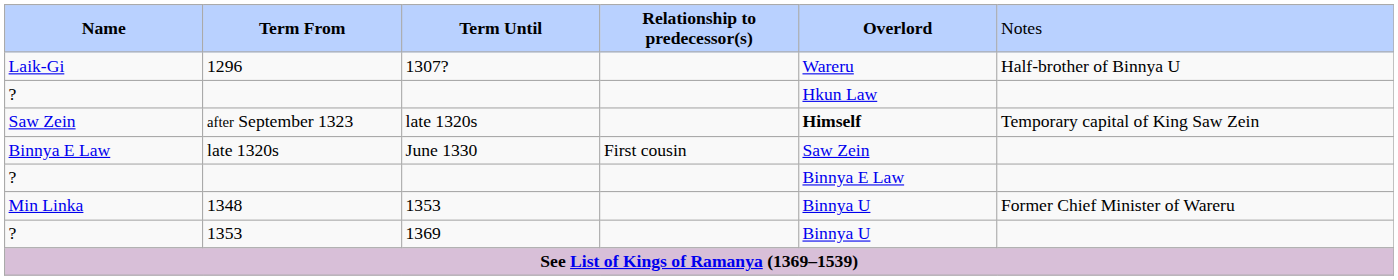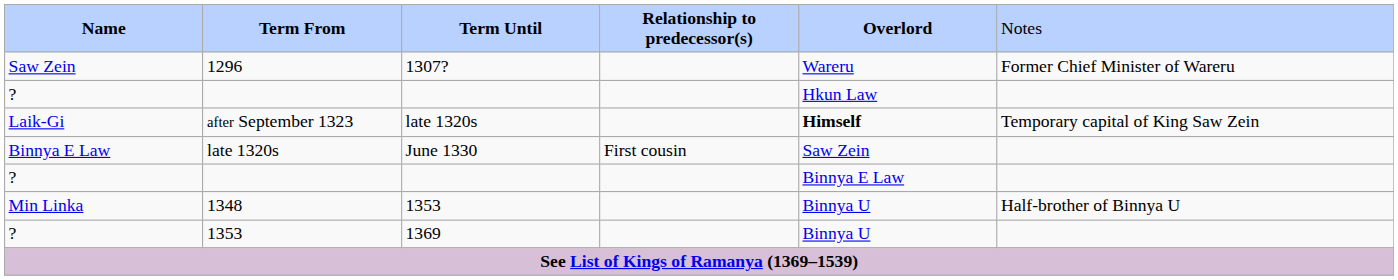(36, 66) Laik-Gi -> (42, 66) Saw Zein
(1091, 66) Half-brother of Binnya U -> (1118, 66) Former Chief Minister of Wareru
(42, 121) Saw Zein -> (36, 121) Laik-Gi
(1118, 205) Former Chief Minister of Wareru -> (1091, 205) Half-brother of Binnya U
